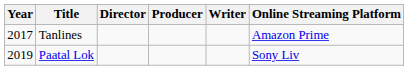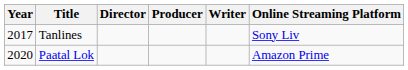(290, 34) Amazon Prime -> (276, 34) Sony Liv
(20, 55) 2019 -> (20, 55) 2020
(276, 55) Sony Liv -> (290, 55) Amazon Prime
